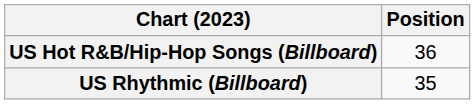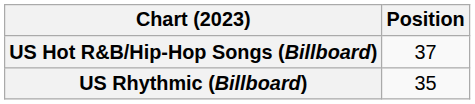(426, 51) 36 -> (426, 51) 37
